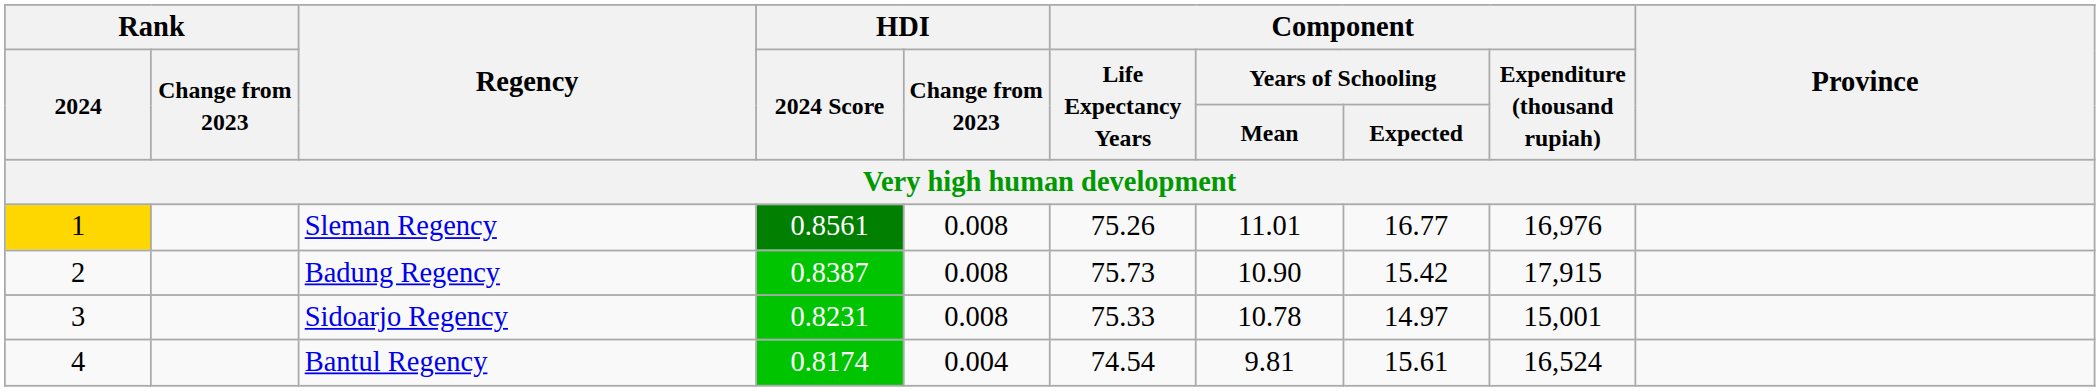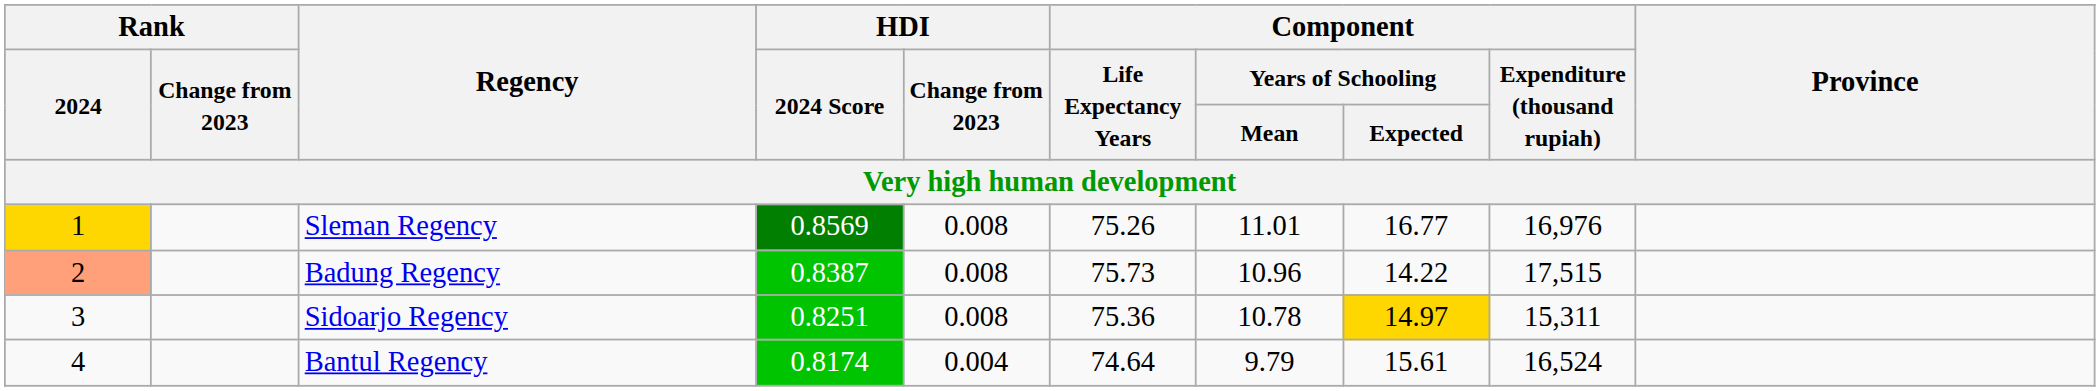(830, 226) 0.8561 -> (830, 226) 0.8569
(78, 271) no background -> (78, 271) lightsalmon background
(1269, 271) 10.90 -> (1269, 271) 10.96
(1416, 271) 15.42 -> (1416, 271) 14.22
(1563, 271) 17,915 -> (1563, 271) 17,515
(830, 317) 0.8231 -> (830, 317) 0.8251
(1123, 317) 75.33 -> (1123, 317) 75.36
(1416, 317) no background -> (1416, 317) gold background
(1563, 317) 15,001 -> (1563, 317) 15,311
(1123, 362) 74.54 -> (1123, 362) 74.64
(1269, 362) 9.81 -> (1269, 362) 9.79
